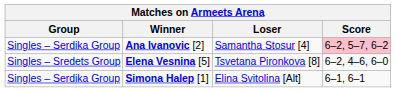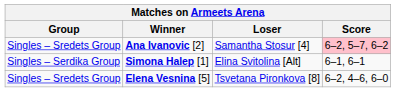(64, 45) Singles – Serdika Group -> (64, 45) Singles – Sredets Group
rows swapped: (168, 62) <-> (167, 78)
